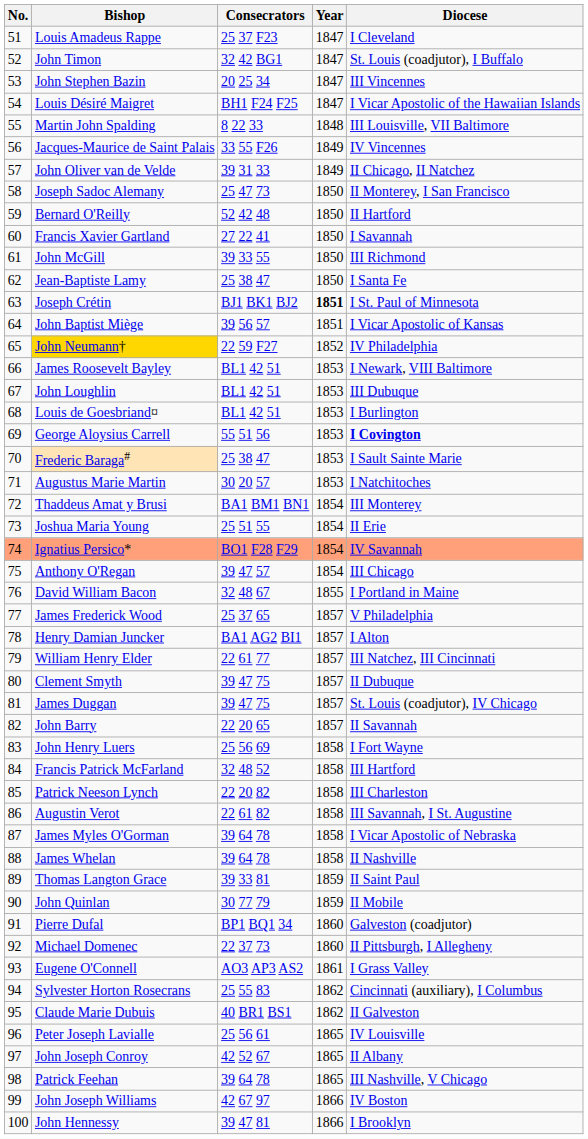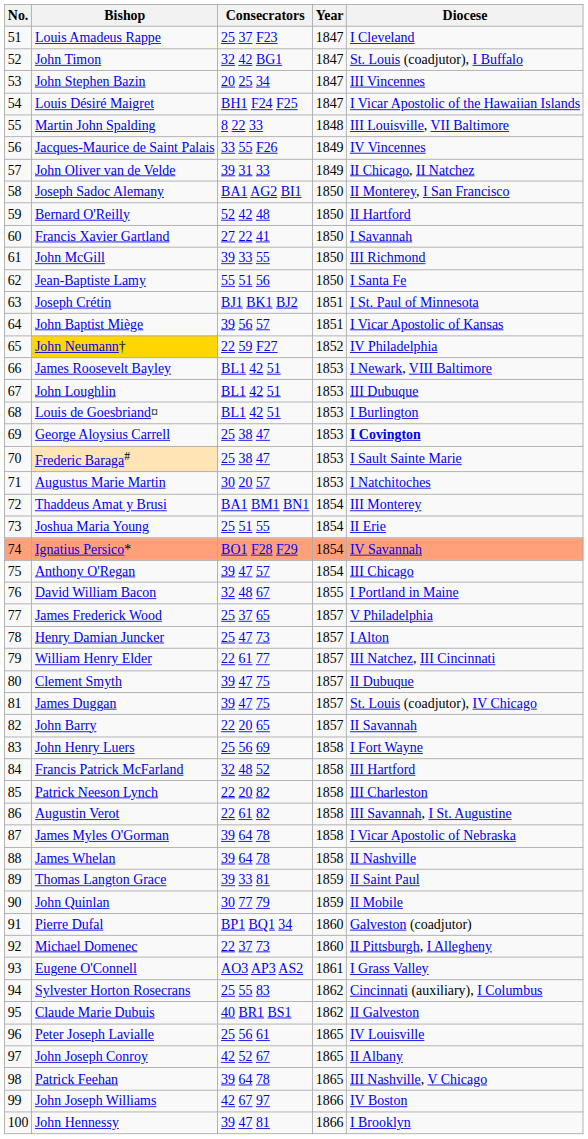(245, 192) 25 47 73 -> (261, 192) BA1 AG2 BI1
(245, 280) 25 38 47 -> (245, 280) 55 51 56
(330, 302) bold -> (330, 302) normal
(245, 434) 55 51 56 -> (245, 434) 25 38 47
(261, 637) BA1 AG2 BI1 -> (245, 637) 25 47 73
